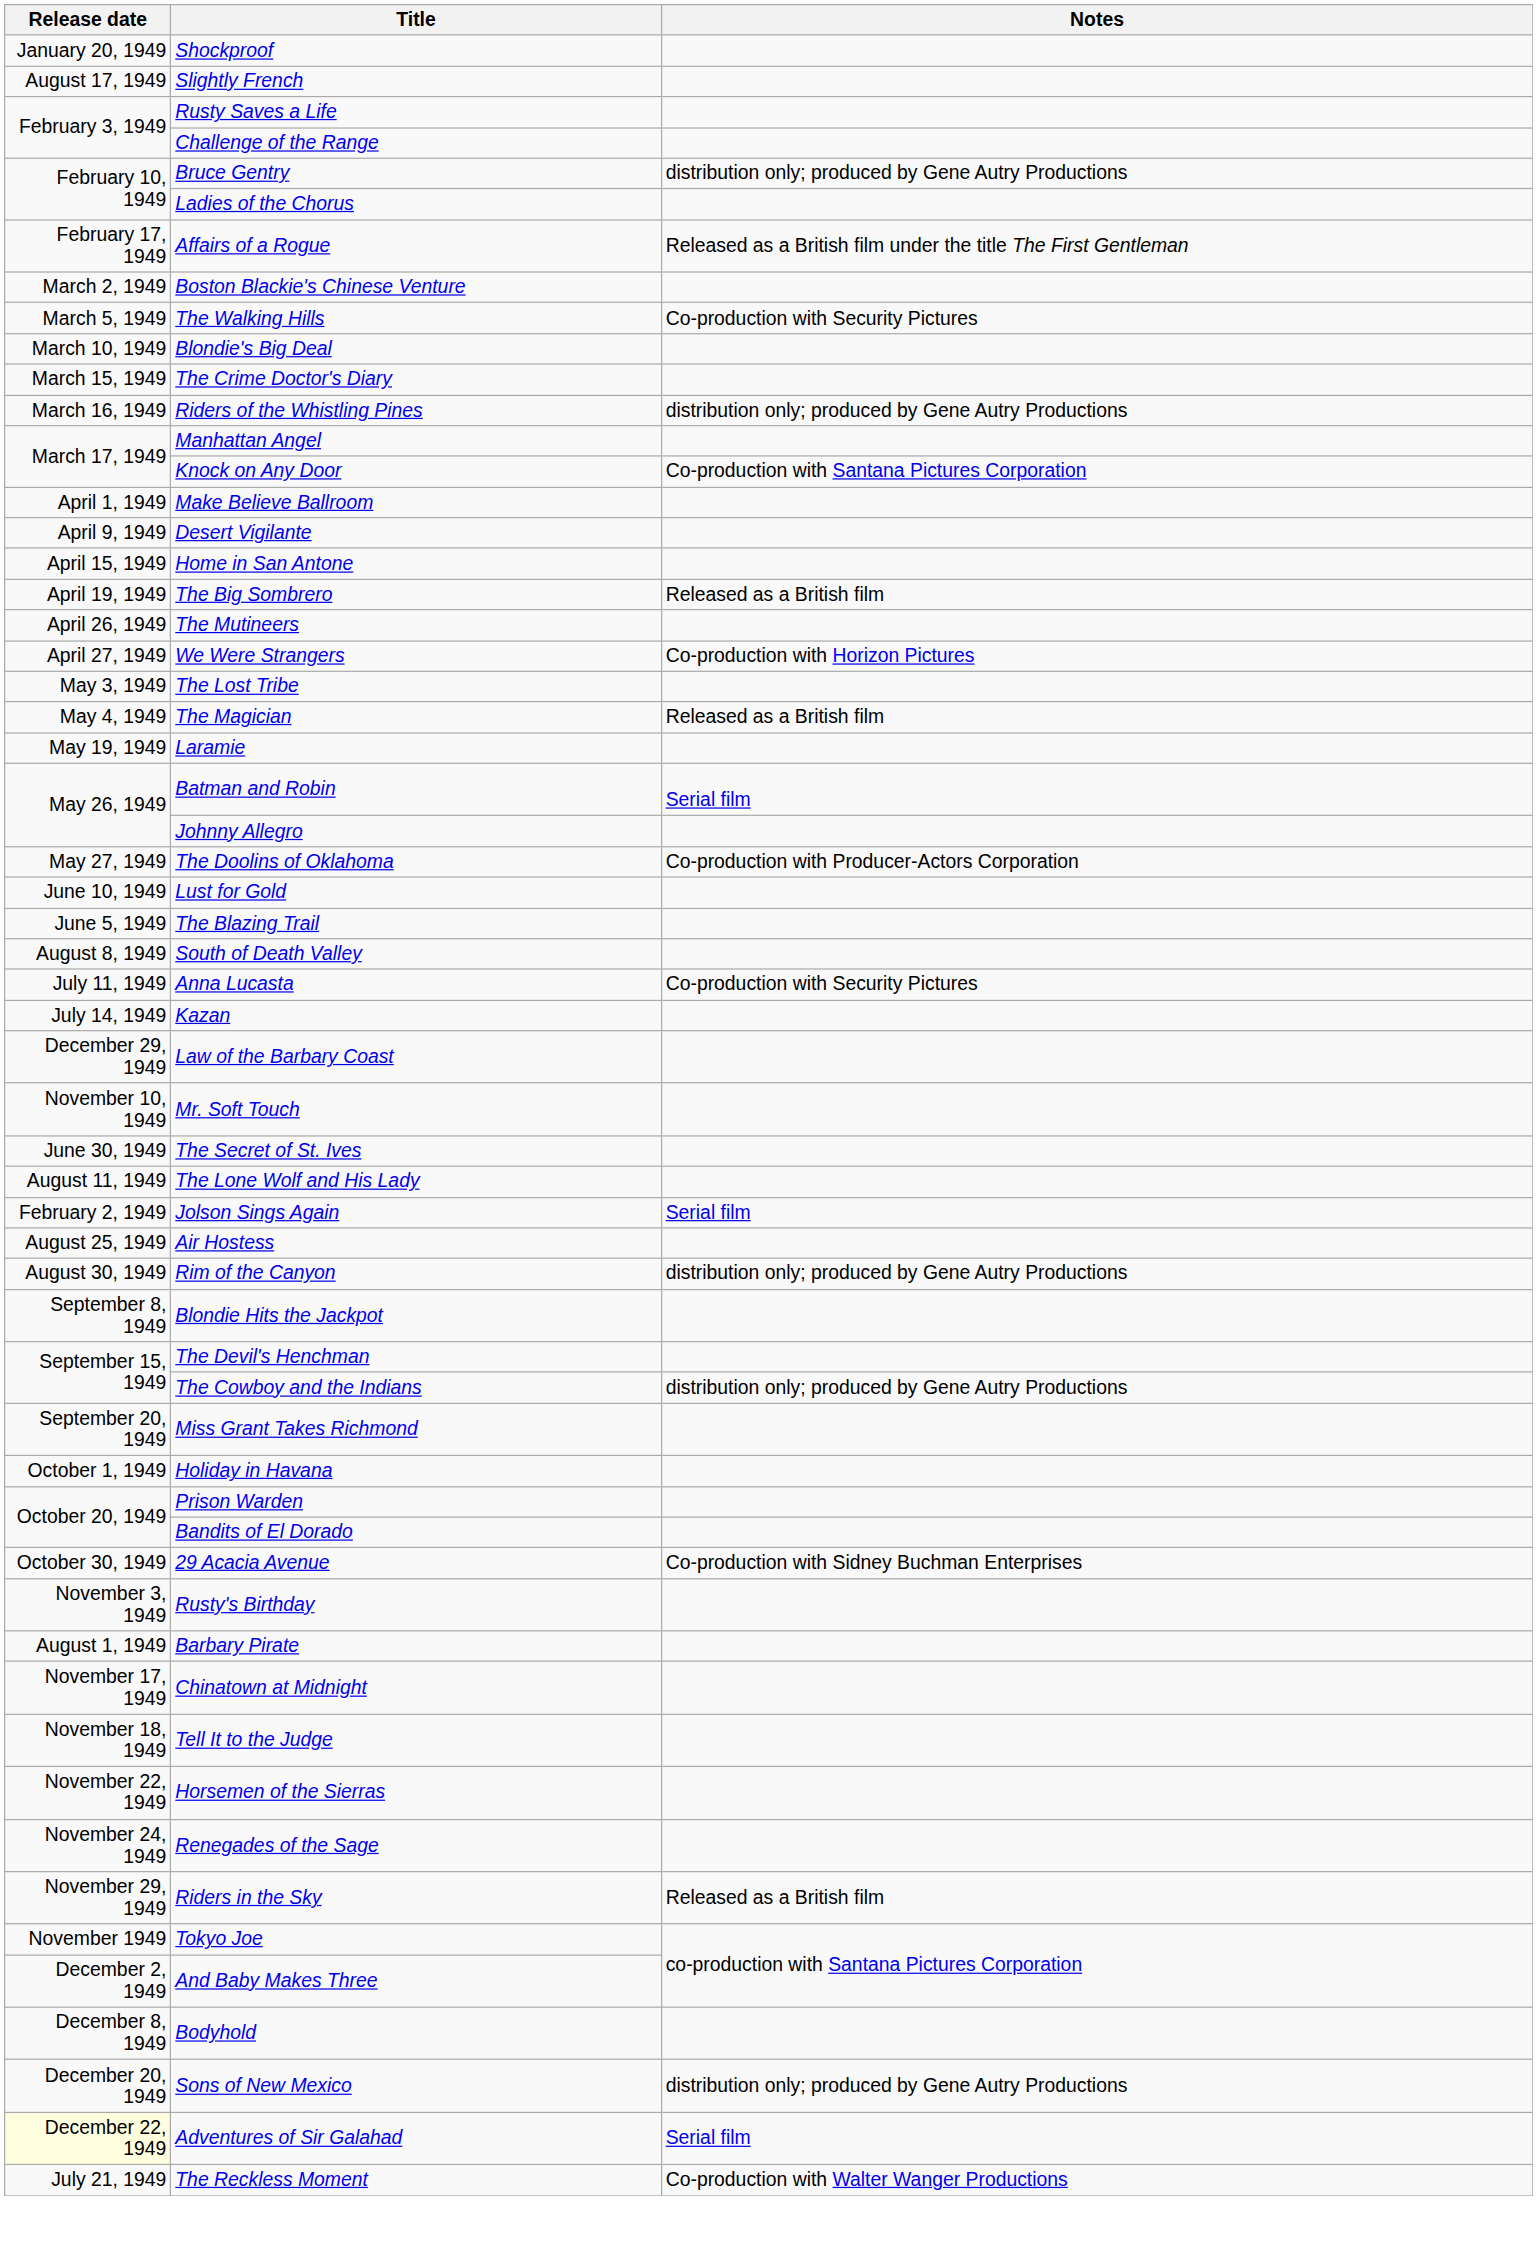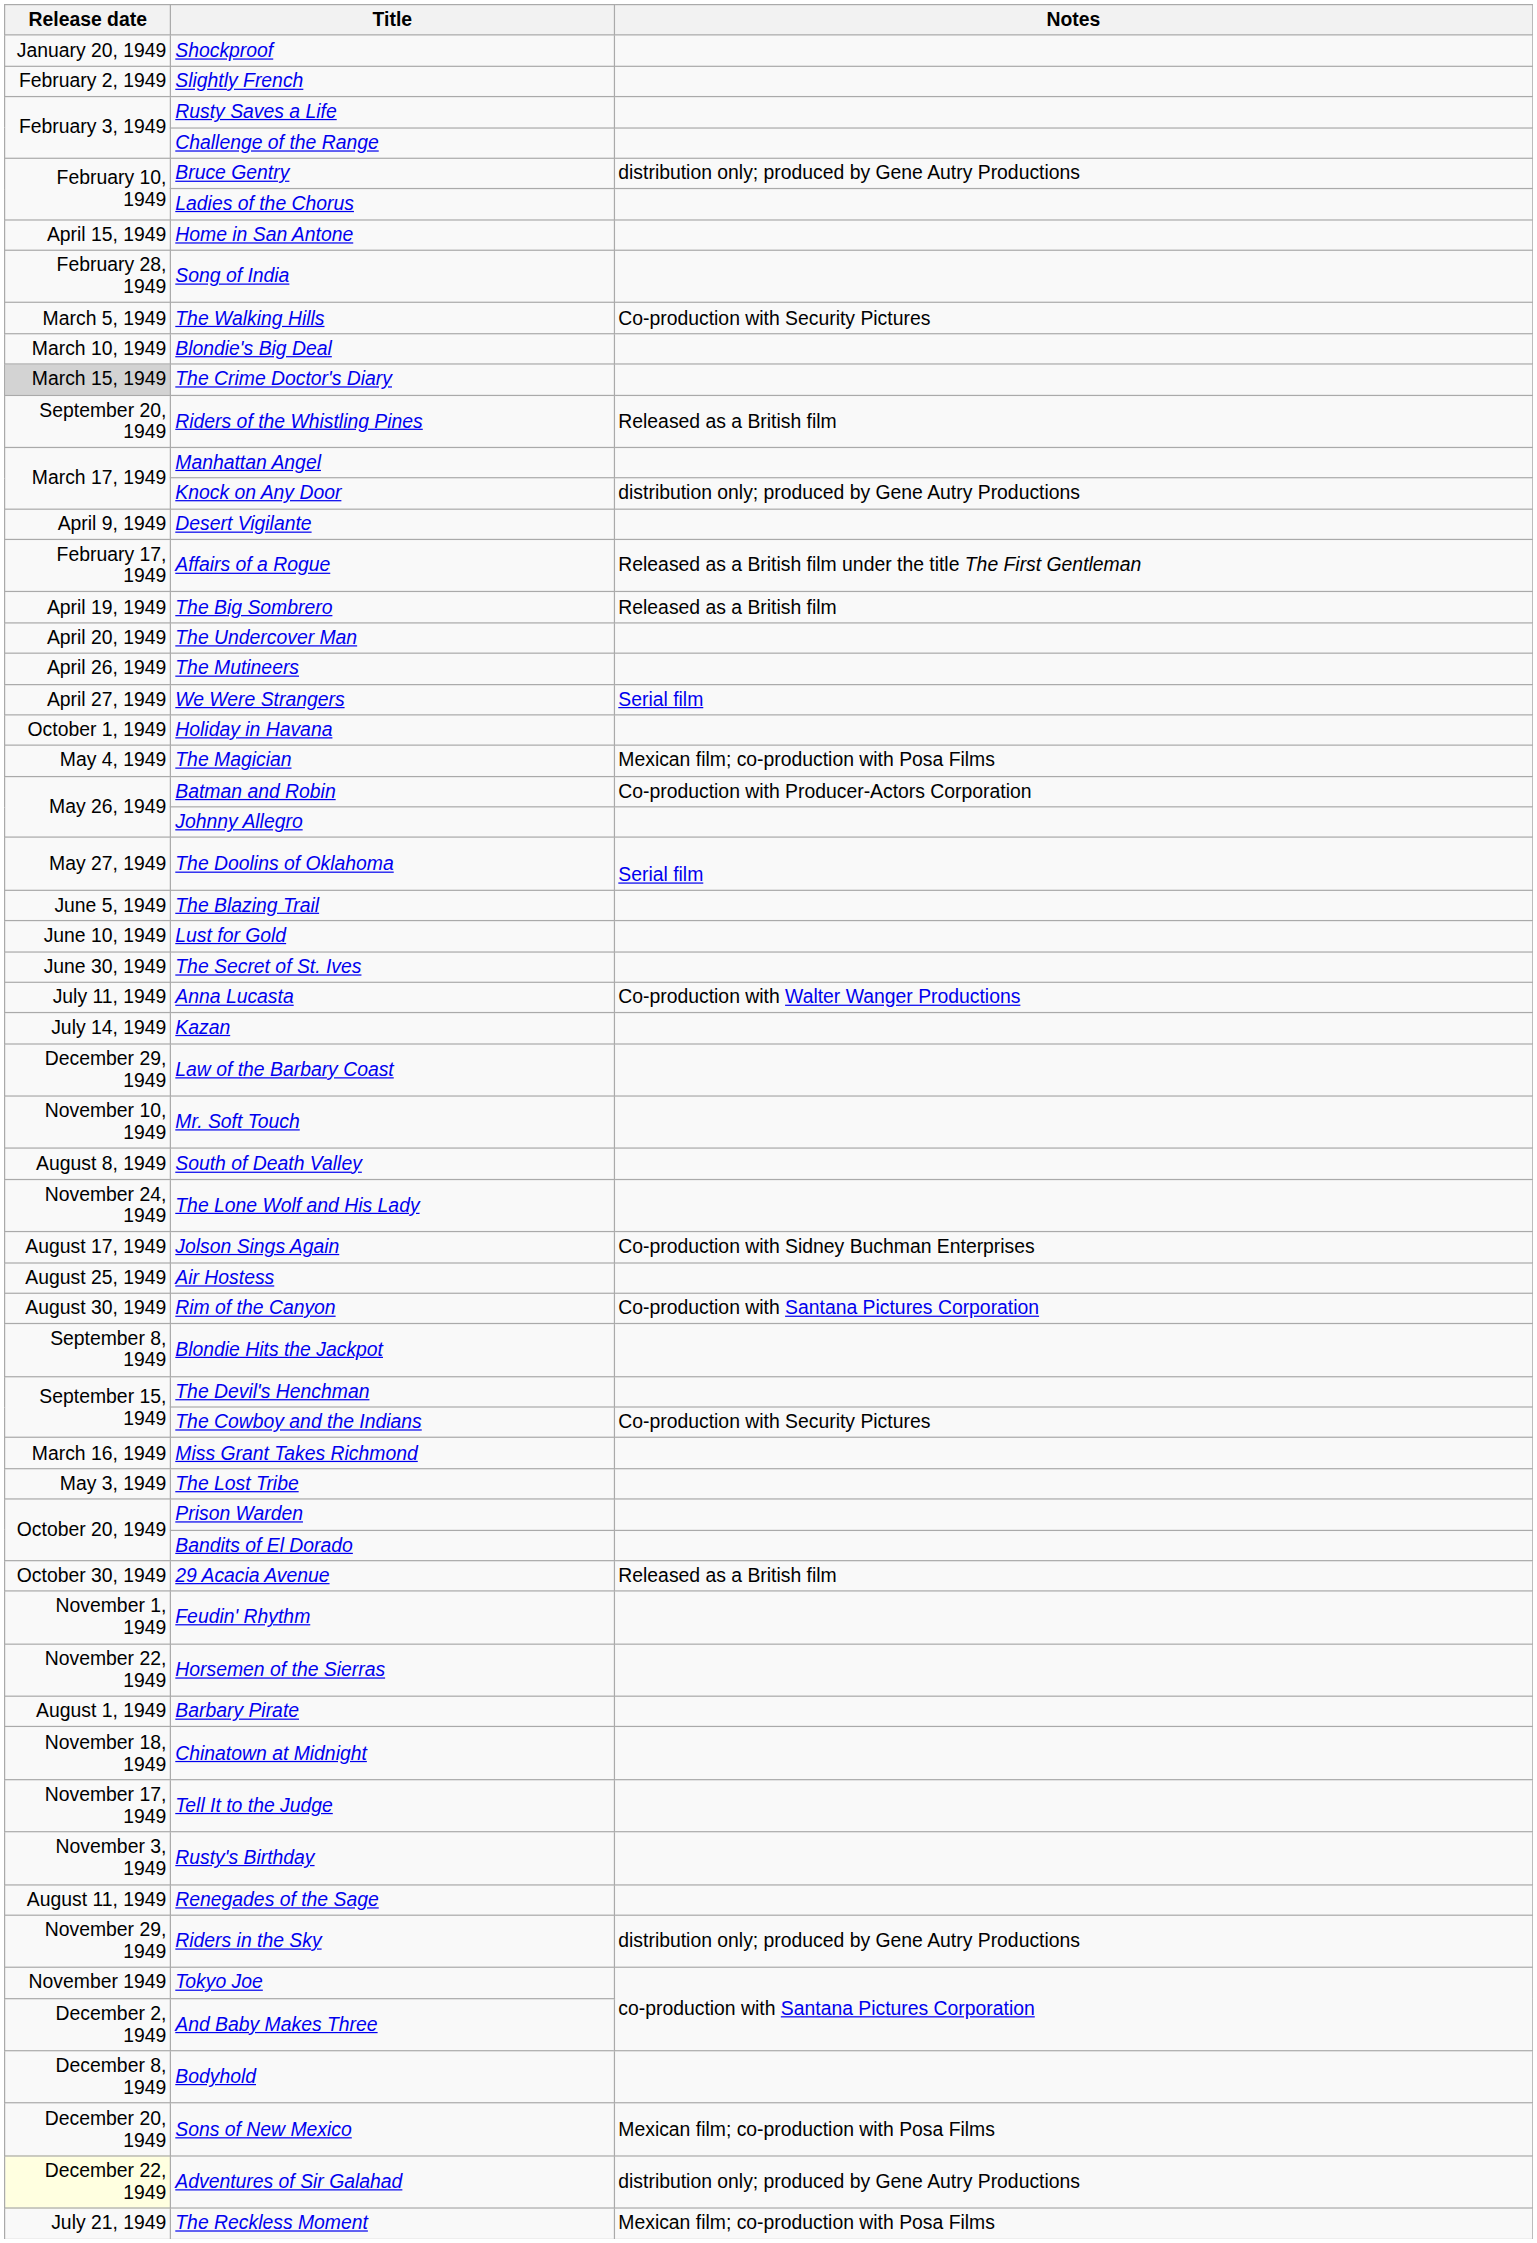(96, 81) August 17, 1949 -> (93, 81) February 2, 1949
rows swapped: (253, 245) <-> (264, 563)
+ row: (232, 276)
- row: (320, 287)
(99, 379) no background -> (99, 379) lightgrey background
(99, 410) March 16, 1949 -> (103, 420) September 20, 1949
(897, 410) distribution only; produced by Gene Autry Productions -> (728, 420) Released as a British film
(876, 471) Co-production with Santana Pictures Corporation -> (849, 493) distribution only; produced by Gene Autry Productions
- row: (274, 502)
+ row: (266, 637)
(820, 655) Co-production with Horizon Pictures -> (661, 699) Serial film
rows swapped: (237, 686) <-> (254, 1470)
(775, 717) Released as a British film -> (807, 760) Mexican film; co-production with Posa Films
- row: (210, 747)
(708, 800) Serial film -> (825, 791) Co-production with Producer-Actors Corporation
(872, 861) Co-production with Producer-Actors Corporation -> (661, 874) Serial film
rows swapped: (247, 923) <-> (231, 892)
rows swapped: (268, 1150) <-> (269, 953)
(822, 984) Co-production with Security Pictures -> (819, 997) Co-production with Walter Wanger Productions
(97, 1181) August 11, 1949 -> (106, 1205) November 24, 1949
(93, 1212) February 2, 1949 -> (96, 1246) August 17, 1949
(708, 1212) Serial film -> (827, 1246) Co-production with Sidney Buchman Enterprises
(897, 1273) distribution only; produced by Gene Autry Productions -> (829, 1308) Co-production with Santana Pictures Corporation
(897, 1387) distribution only; produced by Gene Autry Productions -> (774, 1422) Co-production with Security Pictures
(103, 1429) September 20, 1949 -> (99, 1452) March 16, 1949
(874, 1562) Co-production with Sidney Buchman Enterprises -> (728, 1575) Released as a British film
+ row: (243, 1617)
rows swapped: (245, 1604) <-> (280, 1792)
(106, 1687) November 17, 1949 -> (106, 1753) November 18, 1949
(106, 1740) November 18, 1949 -> (106, 1805) November 17, 1949
(106, 1845) November 24, 1949 -> (97, 1899) August 11, 1949
(775, 1897) Released as a British film -> (849, 1941) distribution only; produced by Gene Autry Productions
(897, 2085) distribution only; produced by Gene Autry Productions -> (807, 2129) Mexican film; co-production with Posa Films
(708, 2138) Serial film -> (849, 2181) distribution only; produced by Gene Autry Productions
(867, 2179) Co-production with Walter Wanger Productions -> (807, 2223) Mexican film; co-production with Posa Films
